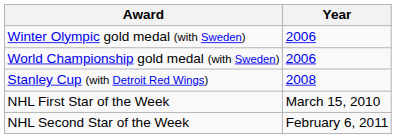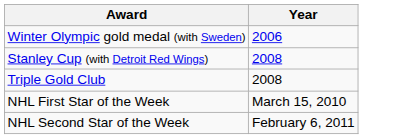- row: (143, 58)
+ row: (56, 79)
